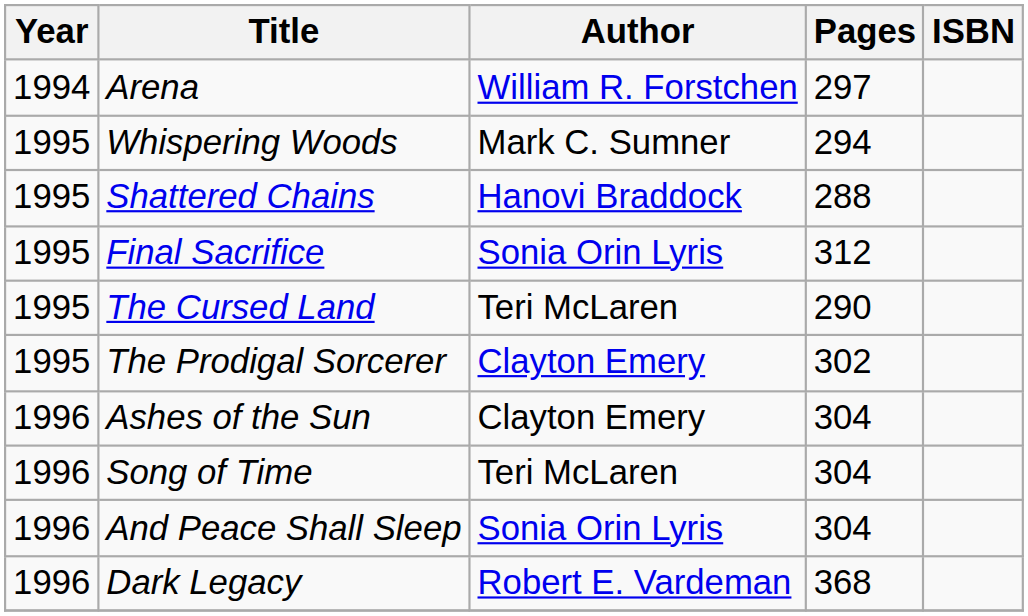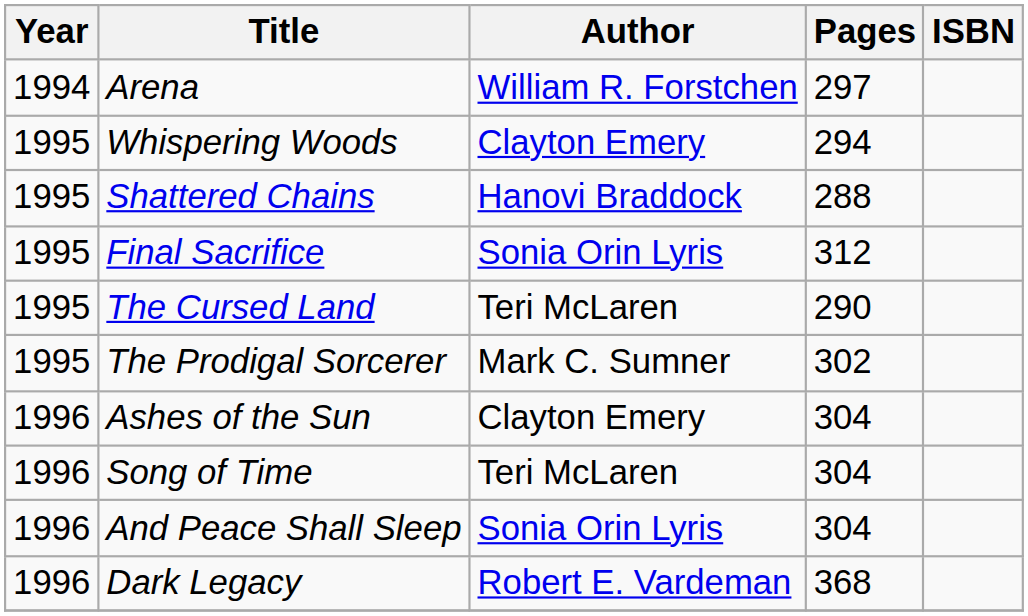(604, 142) Mark C. Sumner -> (591, 142) Clayton Emery
(591, 362) Clayton Emery -> (604, 362) Mark C. Sumner
